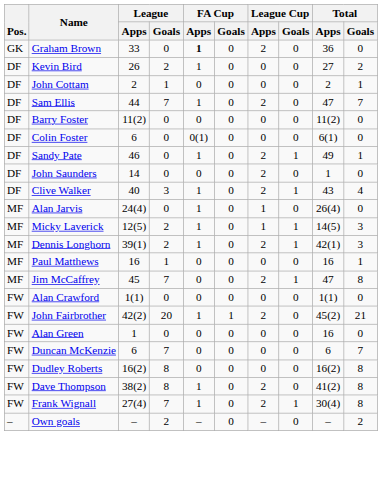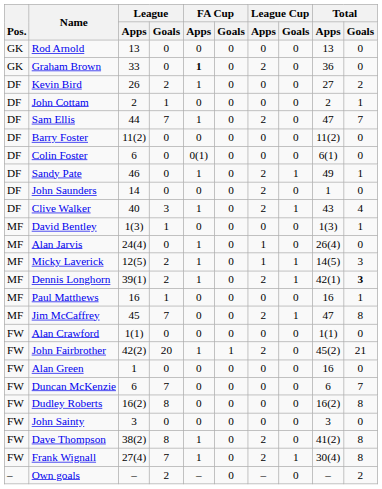+ row: (58, 48)
+ row: (64, 226)
(360, 244) normal -> (360, 279) bold
+ row: (58, 421)
